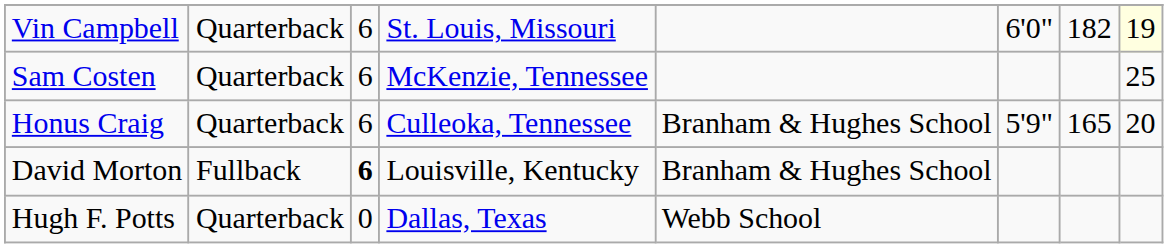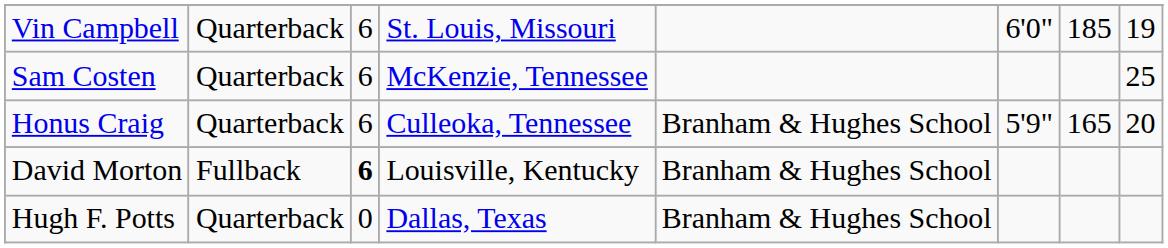(1089, 28) 182 -> (1089, 28) 185
(1140, 28) lightyellow background -> (1140, 28) no background
(742, 218) Webb School -> (827, 218) Branham & Hughes School
